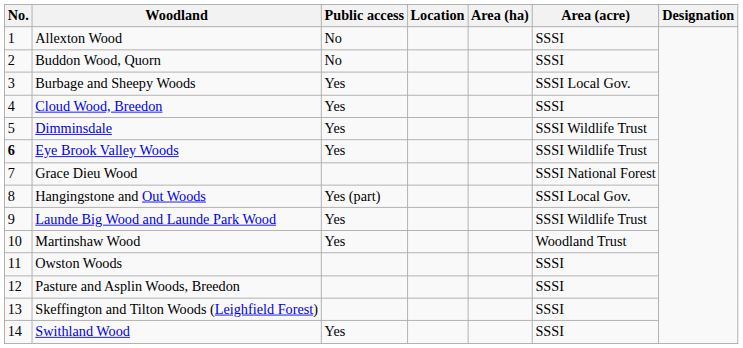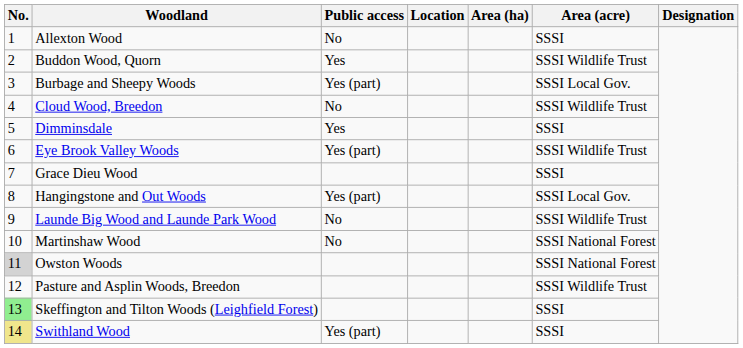(333, 60) No -> (335, 60) Yes
(550, 60) SSSI -> (591, 60) SSSI Wildlife Trust
(335, 83) Yes -> (353, 83) Yes (part)
(335, 106) Yes -> (333, 106) No
(550, 106) SSSI -> (591, 106) SSSI Wildlife Trust
(591, 128) SSSI Wildlife Trust -> (550, 128) SSSI
(11, 151) bold -> (11, 151) normal
(335, 151) Yes -> (353, 151) Yes (part)
(596, 173) SSSI National Forest -> (550, 173) SSSI
(335, 219) Yes -> (333, 219) No
(335, 241) Yes -> (333, 241) No
(581, 241) Woodland Trust -> (596, 241) SSSI National Forest
(15, 264) no background -> (15, 264) lightgrey background
(550, 264) SSSI -> (596, 264) SSSI National Forest
(550, 286) SSSI -> (591, 286) SSSI Wildlife Trust
(15, 309) no background -> (15, 309) lightgreen background
(15, 331) no background -> (15, 331) khaki background
(335, 331) Yes -> (353, 331) Yes (part)
